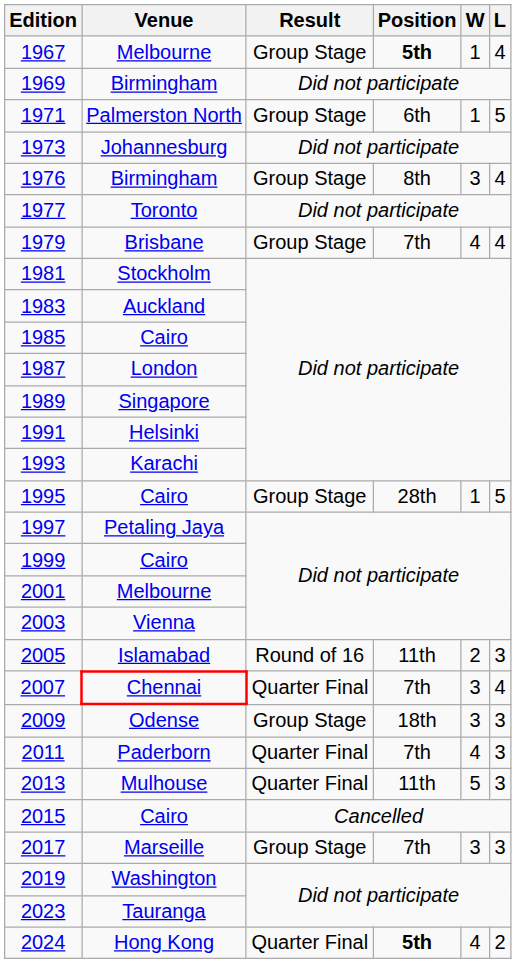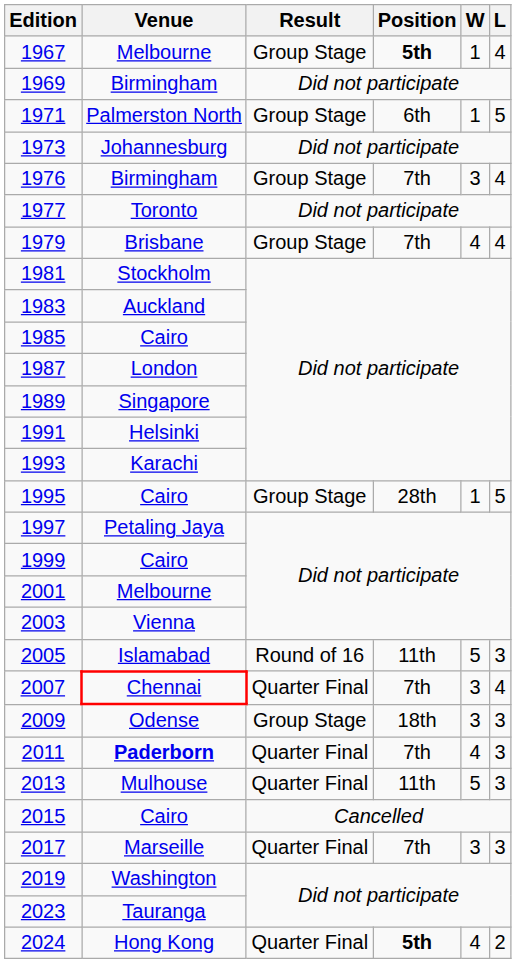(417, 178) 8th -> (417, 178) 7th
(475, 655) 2 -> (475, 655) 5
(164, 752) normal -> (164, 752) bold
(310, 847) Group Stage -> (310, 847) Quarter Final
